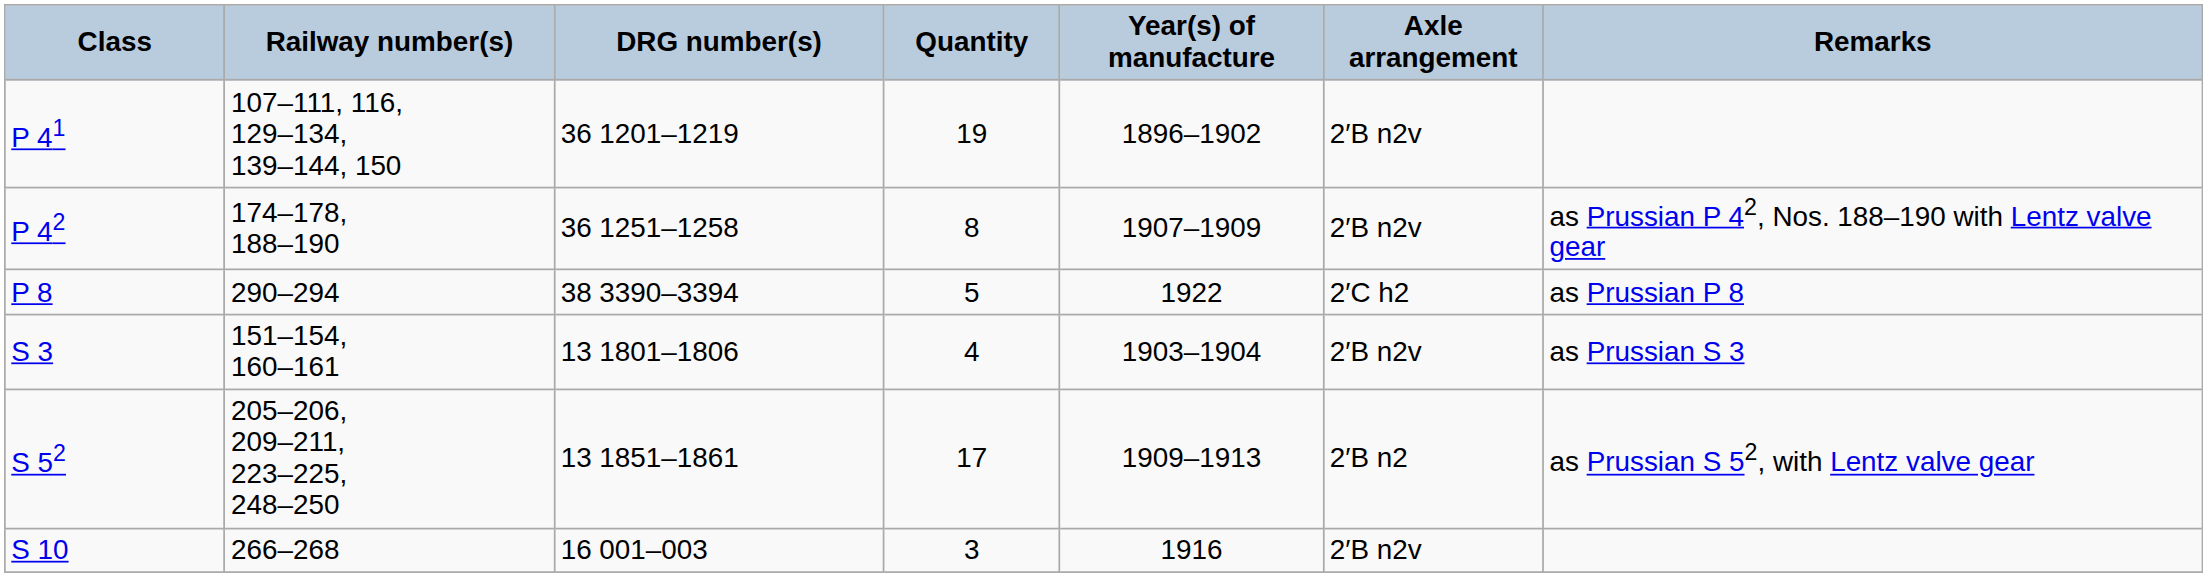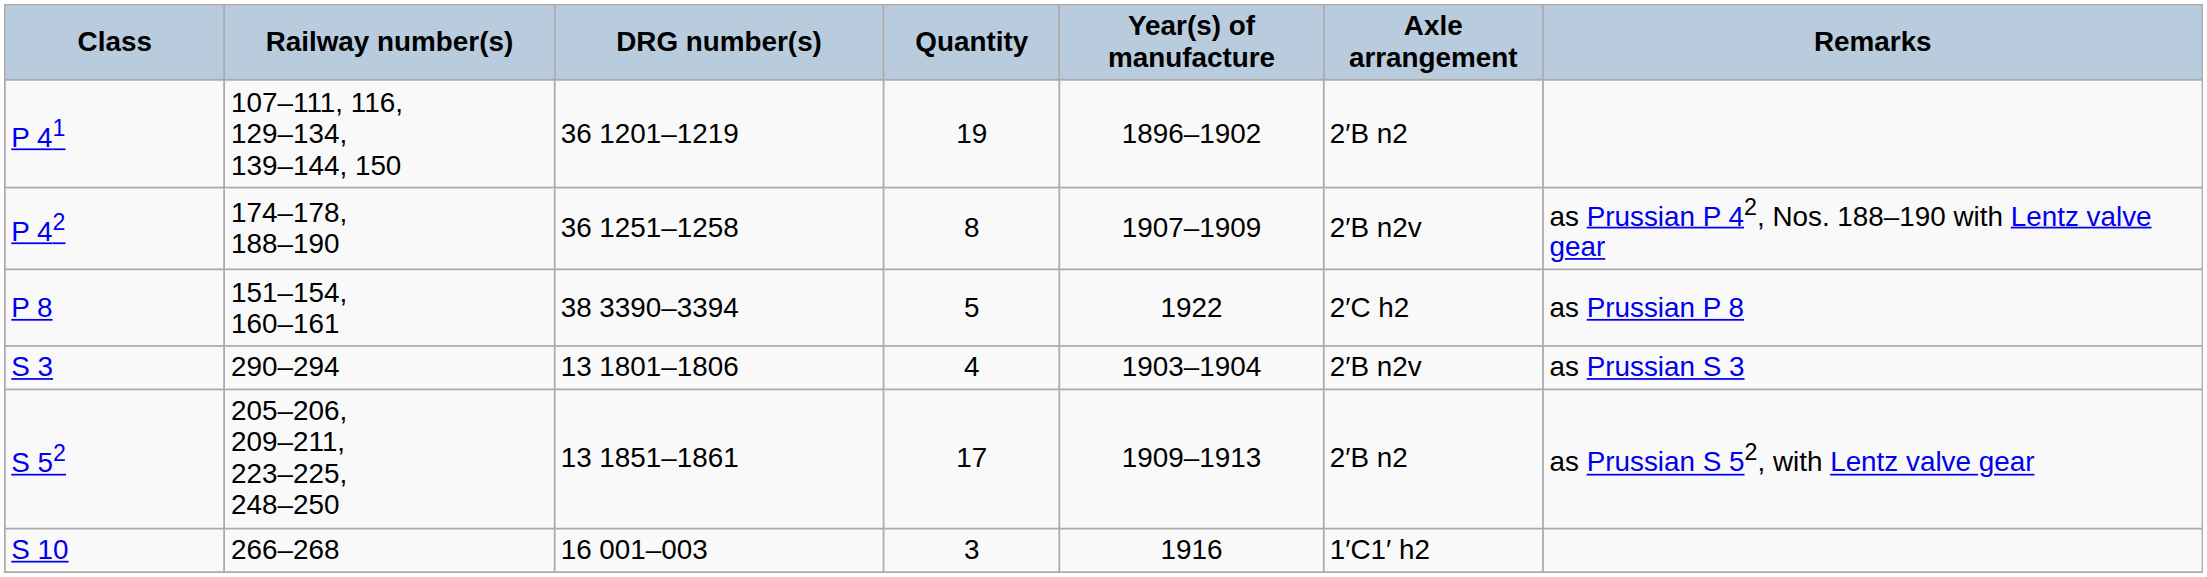(1376, 133) 2′B n2v -> (1369, 133) 2′B n2
(285, 291) 290–294 -> (289, 307) 151–154, 160–161
(289, 351) 151–154, 160–161 -> (285, 367) 290–294
(1376, 549) 2′B n2v -> (1380, 549) 1′C1′ h2
